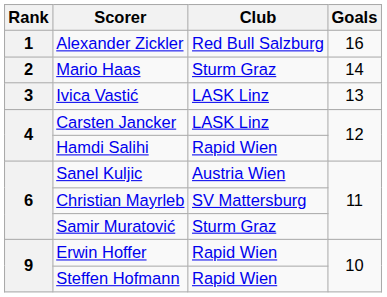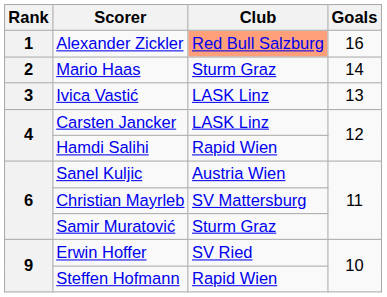(258, 43) no background -> (258, 43) lightsalmon background
(235, 252) Rapid Wien -> (222, 252) SV Ried
